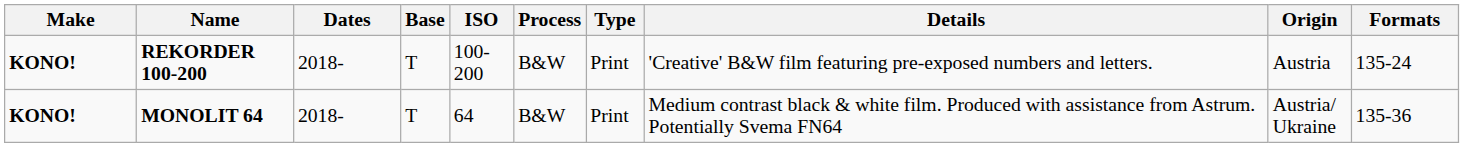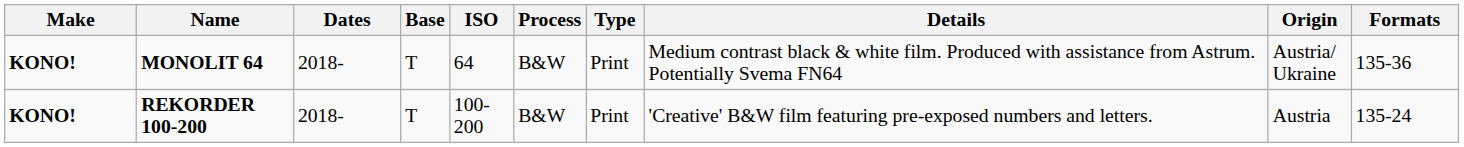rows swapped: (202, 115) <-> (198, 62)
